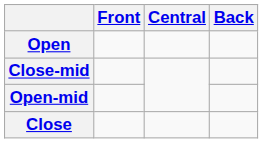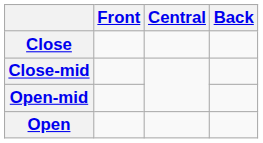rows swapped: (49, 124) <-> (49, 44)
